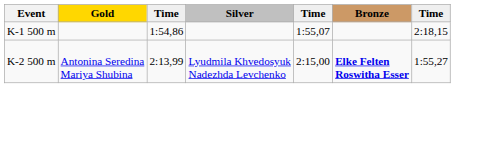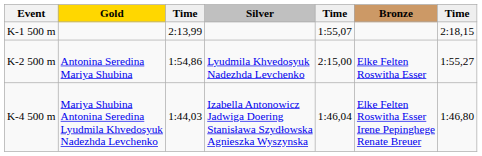(166, 31) 1:54,86 -> (185, 31) 2:13,99
(166, 61) 2:13,99 -> (185, 61) 1:54,86
(372, 67) bold -> (392, 67) normal
+ row: (31, 117)
